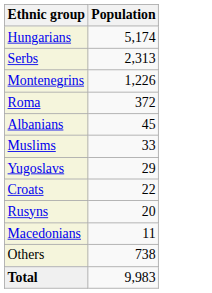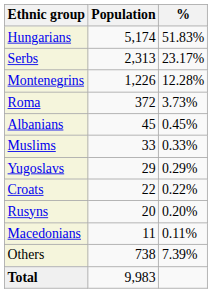+ column: (183, 15)
